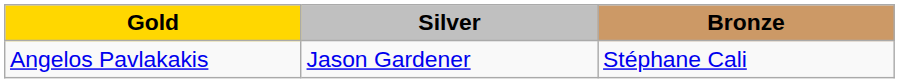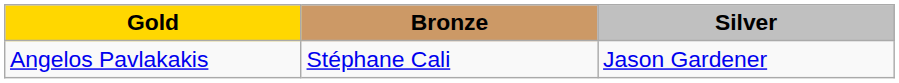columns swapped: (450, 22) <-> (746, 22)
